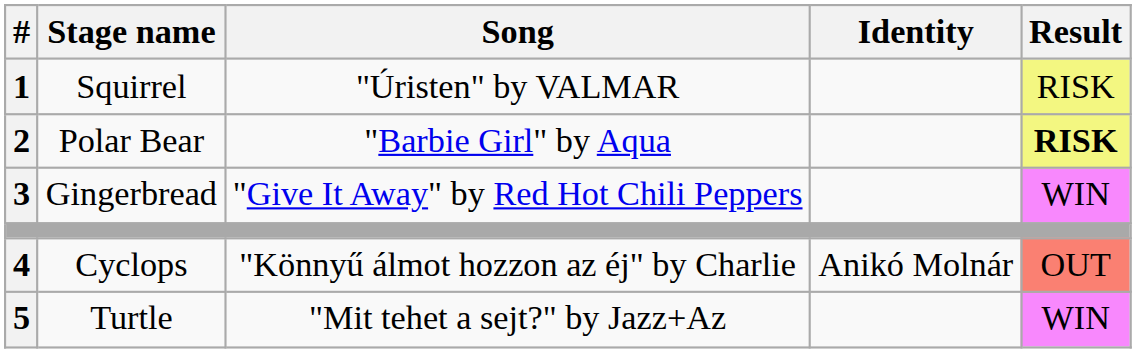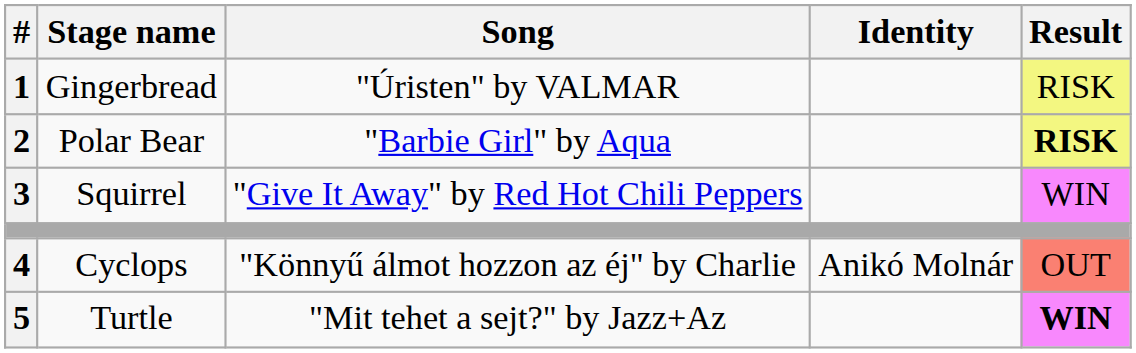(131, 85) Squirrel -> (131, 85) Gingerbread
(131, 194) Gingerbread -> (131, 194) Squirrel
(1076, 318) normal -> (1076, 318) bold
